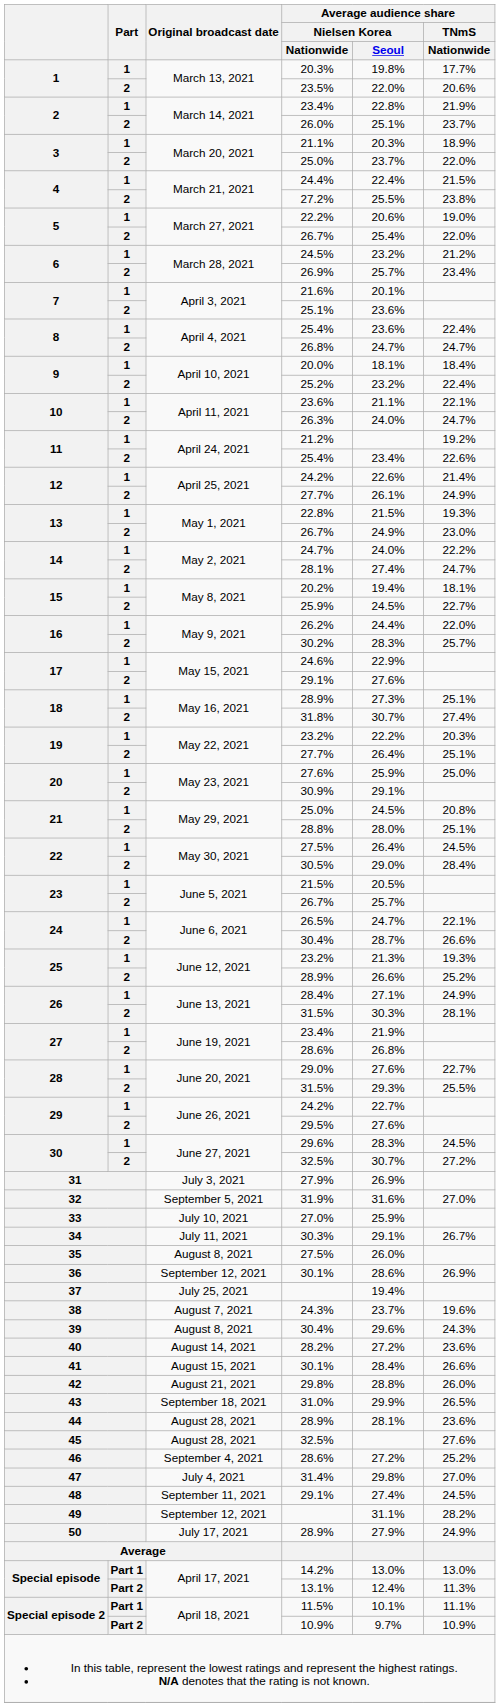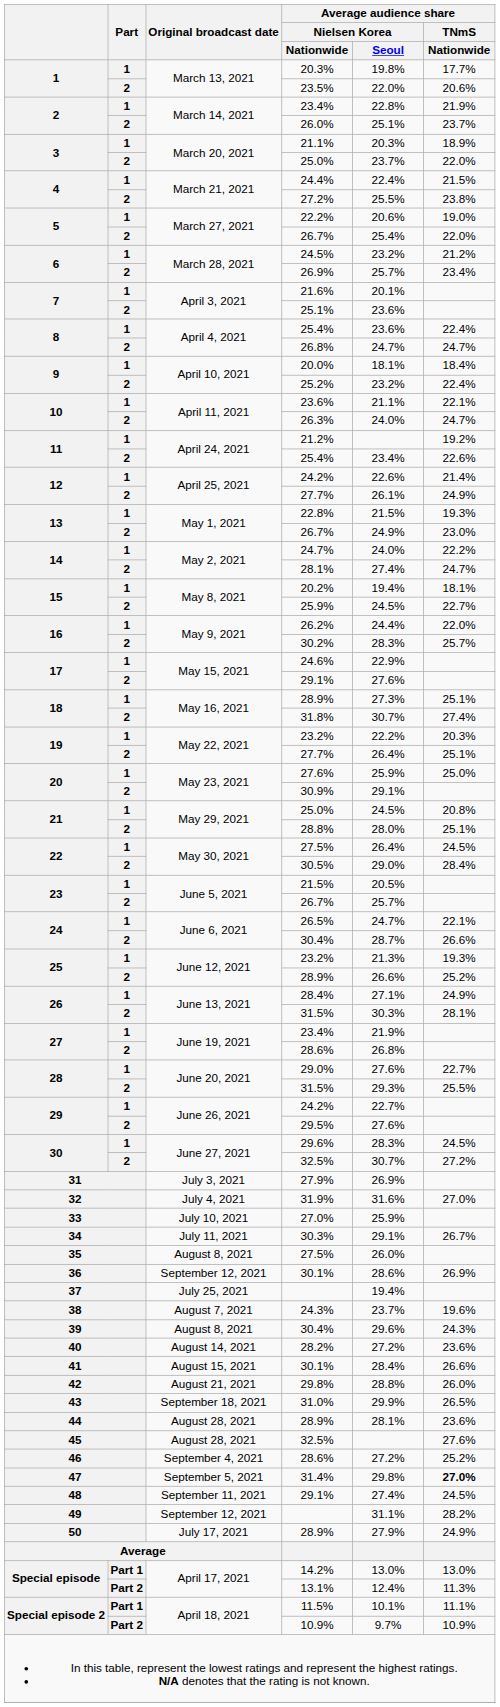(214, 1199) September 5, 2021 -> (214, 1199) July 4, 2021
(214, 1477) July 4, 2021 -> (214, 1477) September 5, 2021
(459, 1477) normal -> (459, 1477) bold
